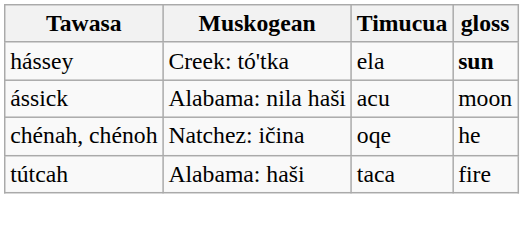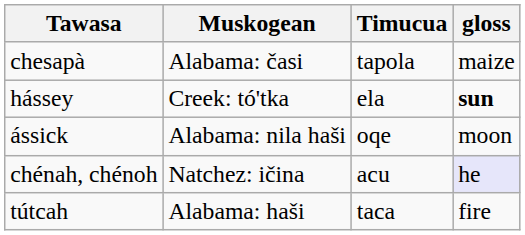+ row: (48, 60)
(373, 98) acu -> (374, 135) oqe
(374, 135) oqe -> (373, 173) acu
(469, 135) no background -> (469, 173) lavender background
